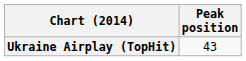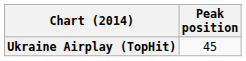(210, 47) 43 -> (210, 47) 45
